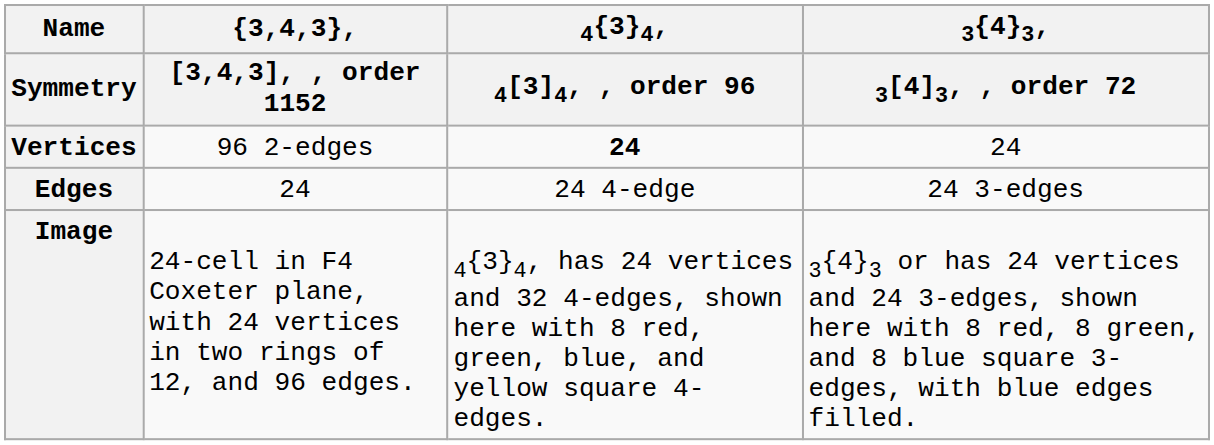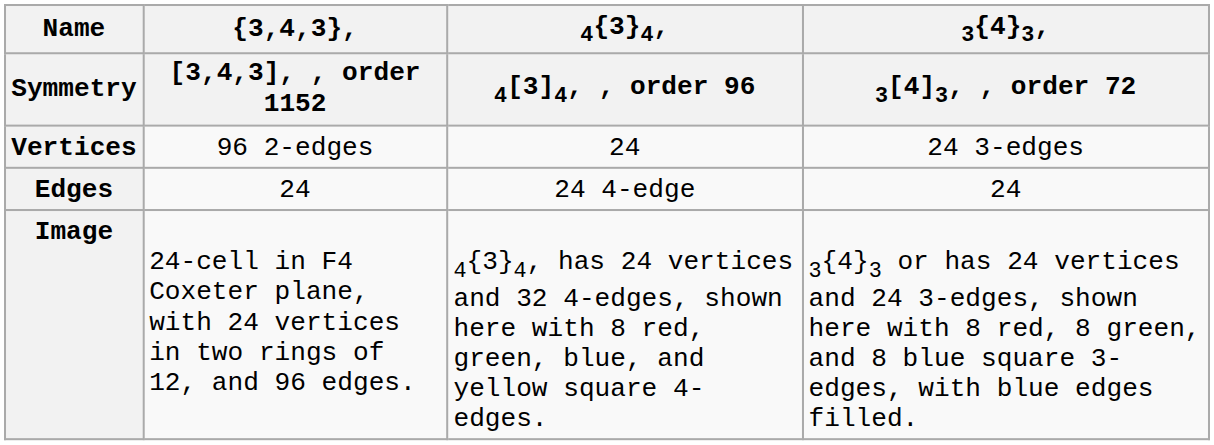(625, 147) bold -> (625, 147) normal
(1006, 147) 24 -> (1006, 147) 24 3-edges
(1006, 189) 24 3-edges -> (1006, 189) 24
